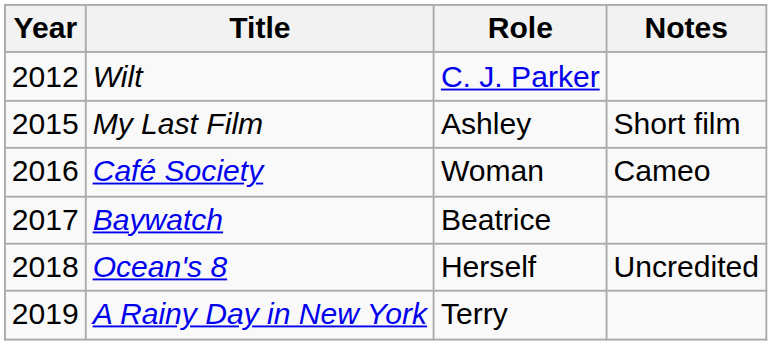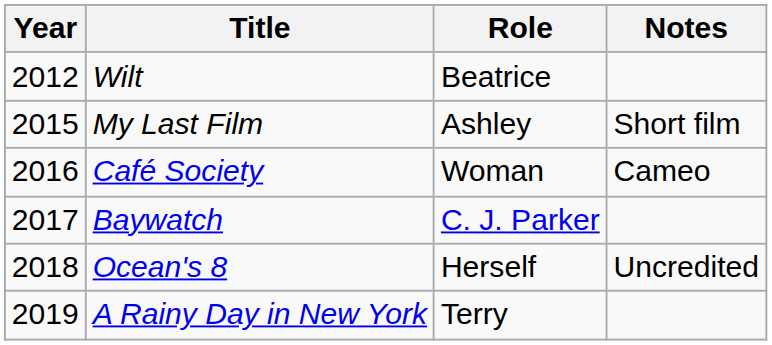(520, 76) C. J. Parker -> (496, 76) Beatrice
(496, 219) Beatrice -> (520, 219) C. J. Parker
